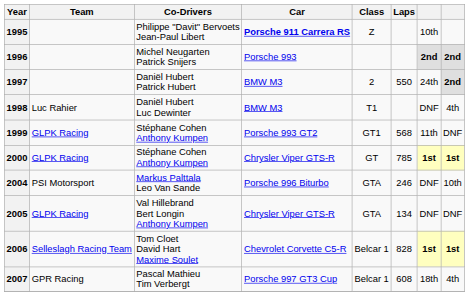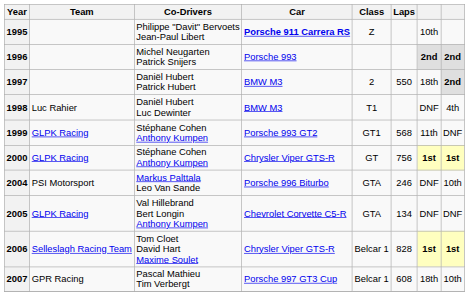(429, 82) 24th -> (429, 82) 18th
(404, 158) 785 -> (404, 158) 756
(289, 214) Chrysler Viper GTS-R -> (295, 214) Chevrolet Corvette C5-R
(295, 249) Chevrolet Corvette C5-R -> (289, 249) Chrysler Viper GTS-R
(453, 280) 4th -> (453, 280) 10th
